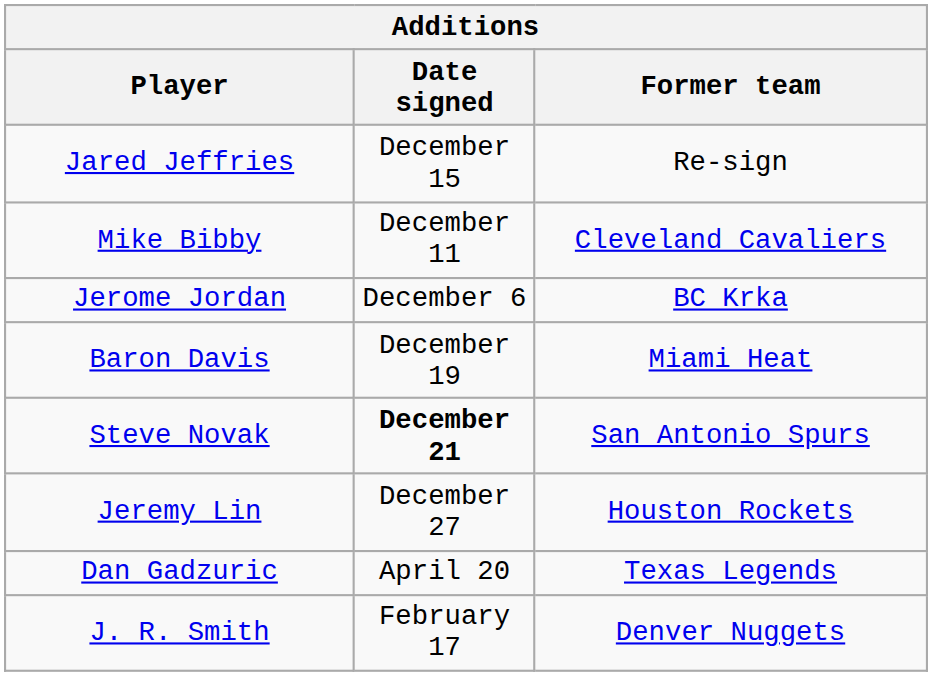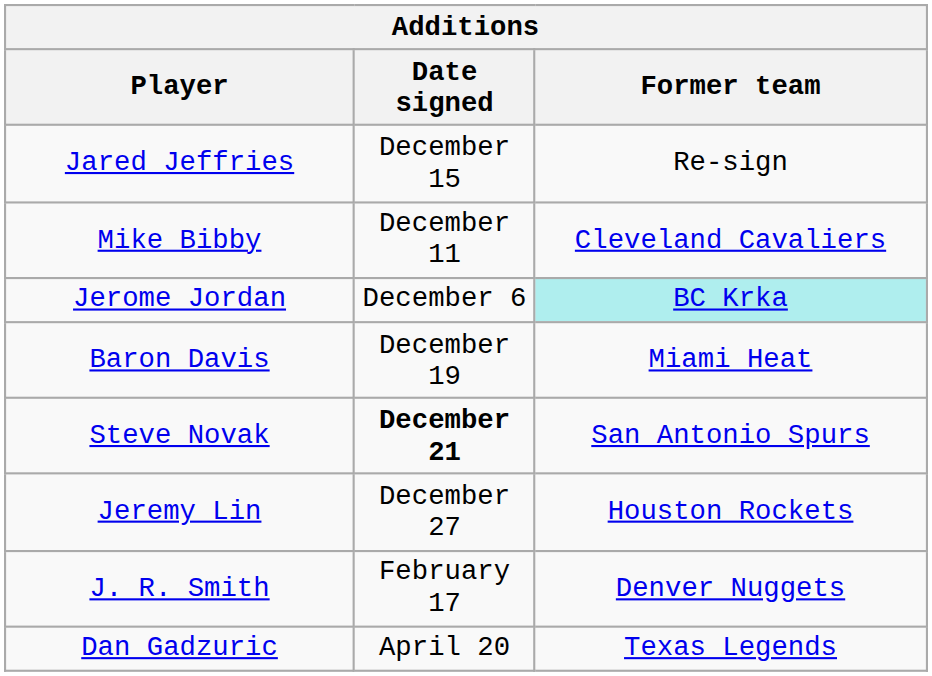(731, 300) no background -> (731, 300) paleturquoise background
rows swapped: (180, 632) <-> (180, 572)
